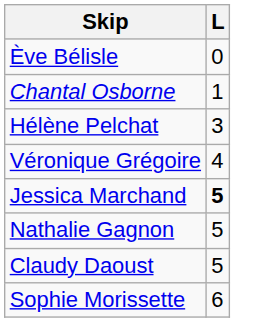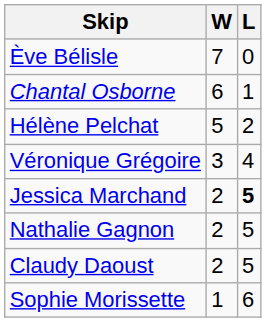+ column: (221, 21)
(217, 126) 3 -> (248, 126) 2
